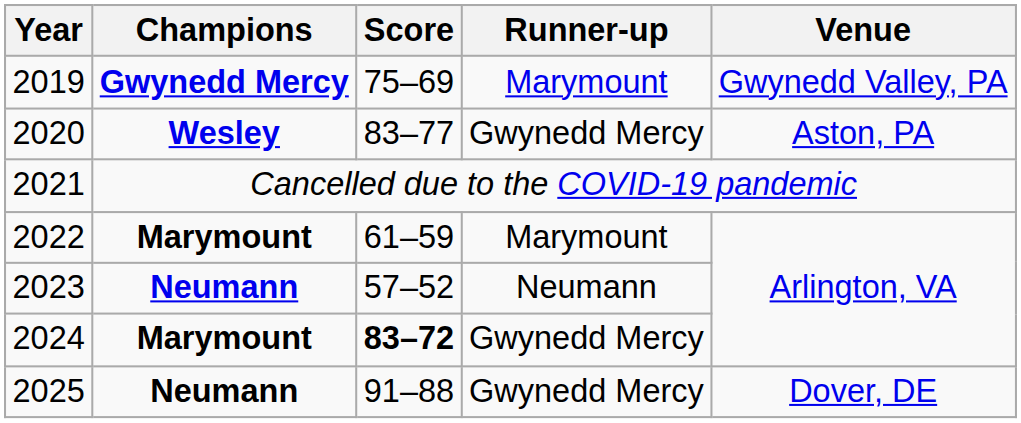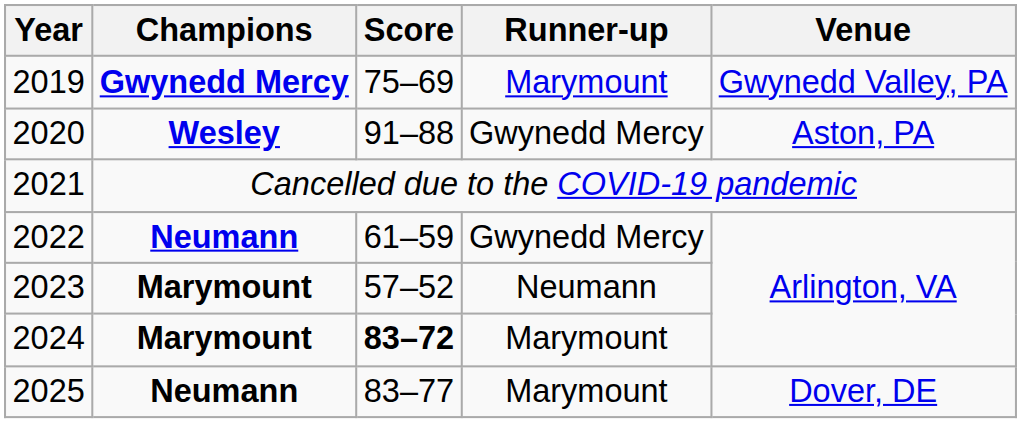(409, 133) 83–77 -> (409, 133) 91–88
(224, 236) Marymount -> (224, 236) Neumann
(586, 236) Marymount -> (586, 236) Gwynedd Mercy
(224, 287) Neumann -> (224, 287) Marymount
(586, 339) Gwynedd Mercy -> (586, 339) Marymount
(409, 390) 91–88 -> (409, 390) 83–77
(586, 390) Gwynedd Mercy -> (586, 390) Marymount
